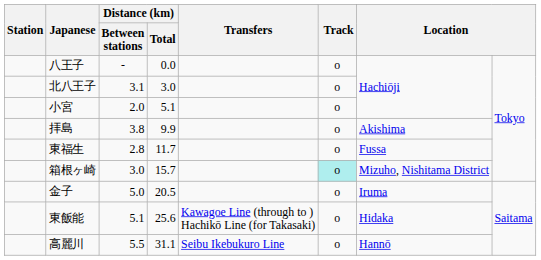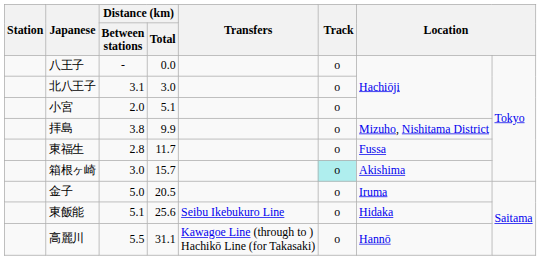(382, 128) Akishima -> (424, 128) Mizuho, Nishitama District
(424, 170) Mizuho, Nishitama District -> (382, 170) Akishima
(248, 218) Kawagoe Line (through to ) Hachikō Line (for Takasaki) -> (233, 212) Seibu Ikebukuro Line
(233, 244) Seibu Ikebukuro Line -> (248, 239) Kawagoe Line (through to ) Hachikō Line (for Takasaki)
